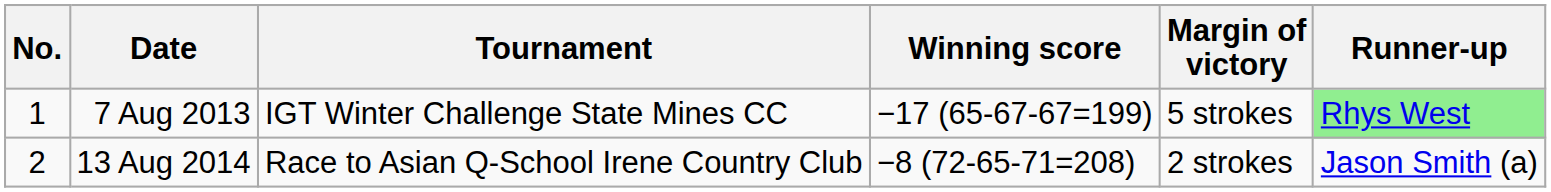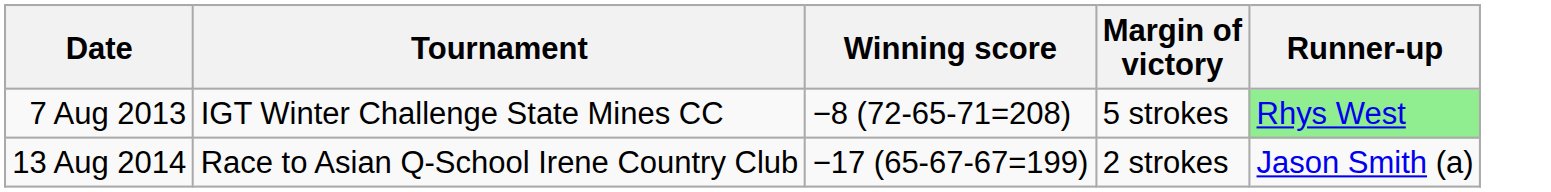- column: (37, 47)
(1015, 114) −17 (65-67-67=199) -> (942, 114) −8 (72-65-71=208)
(1006, 163) −8 (72-65-71=208) -> (950, 163) −17 (65-67-67=199)
